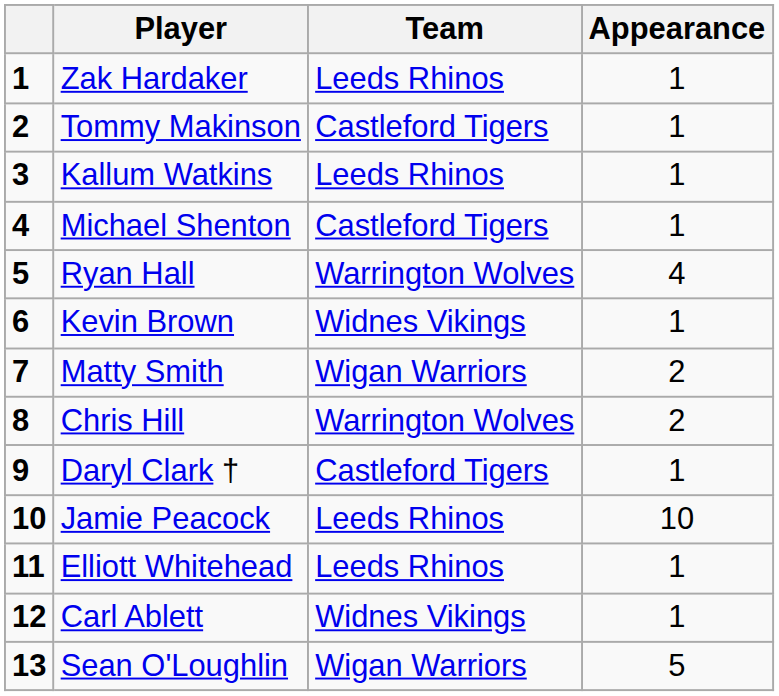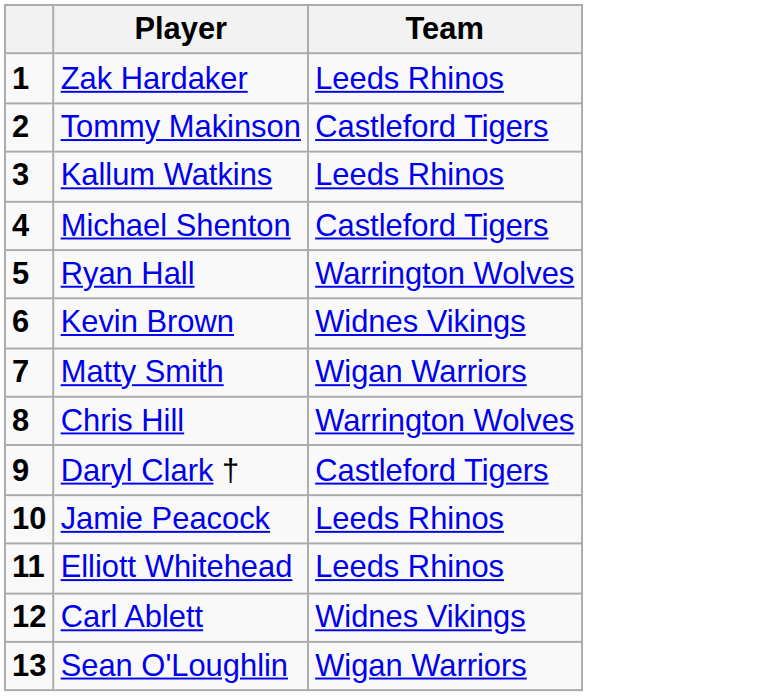- column: (677, 28)
